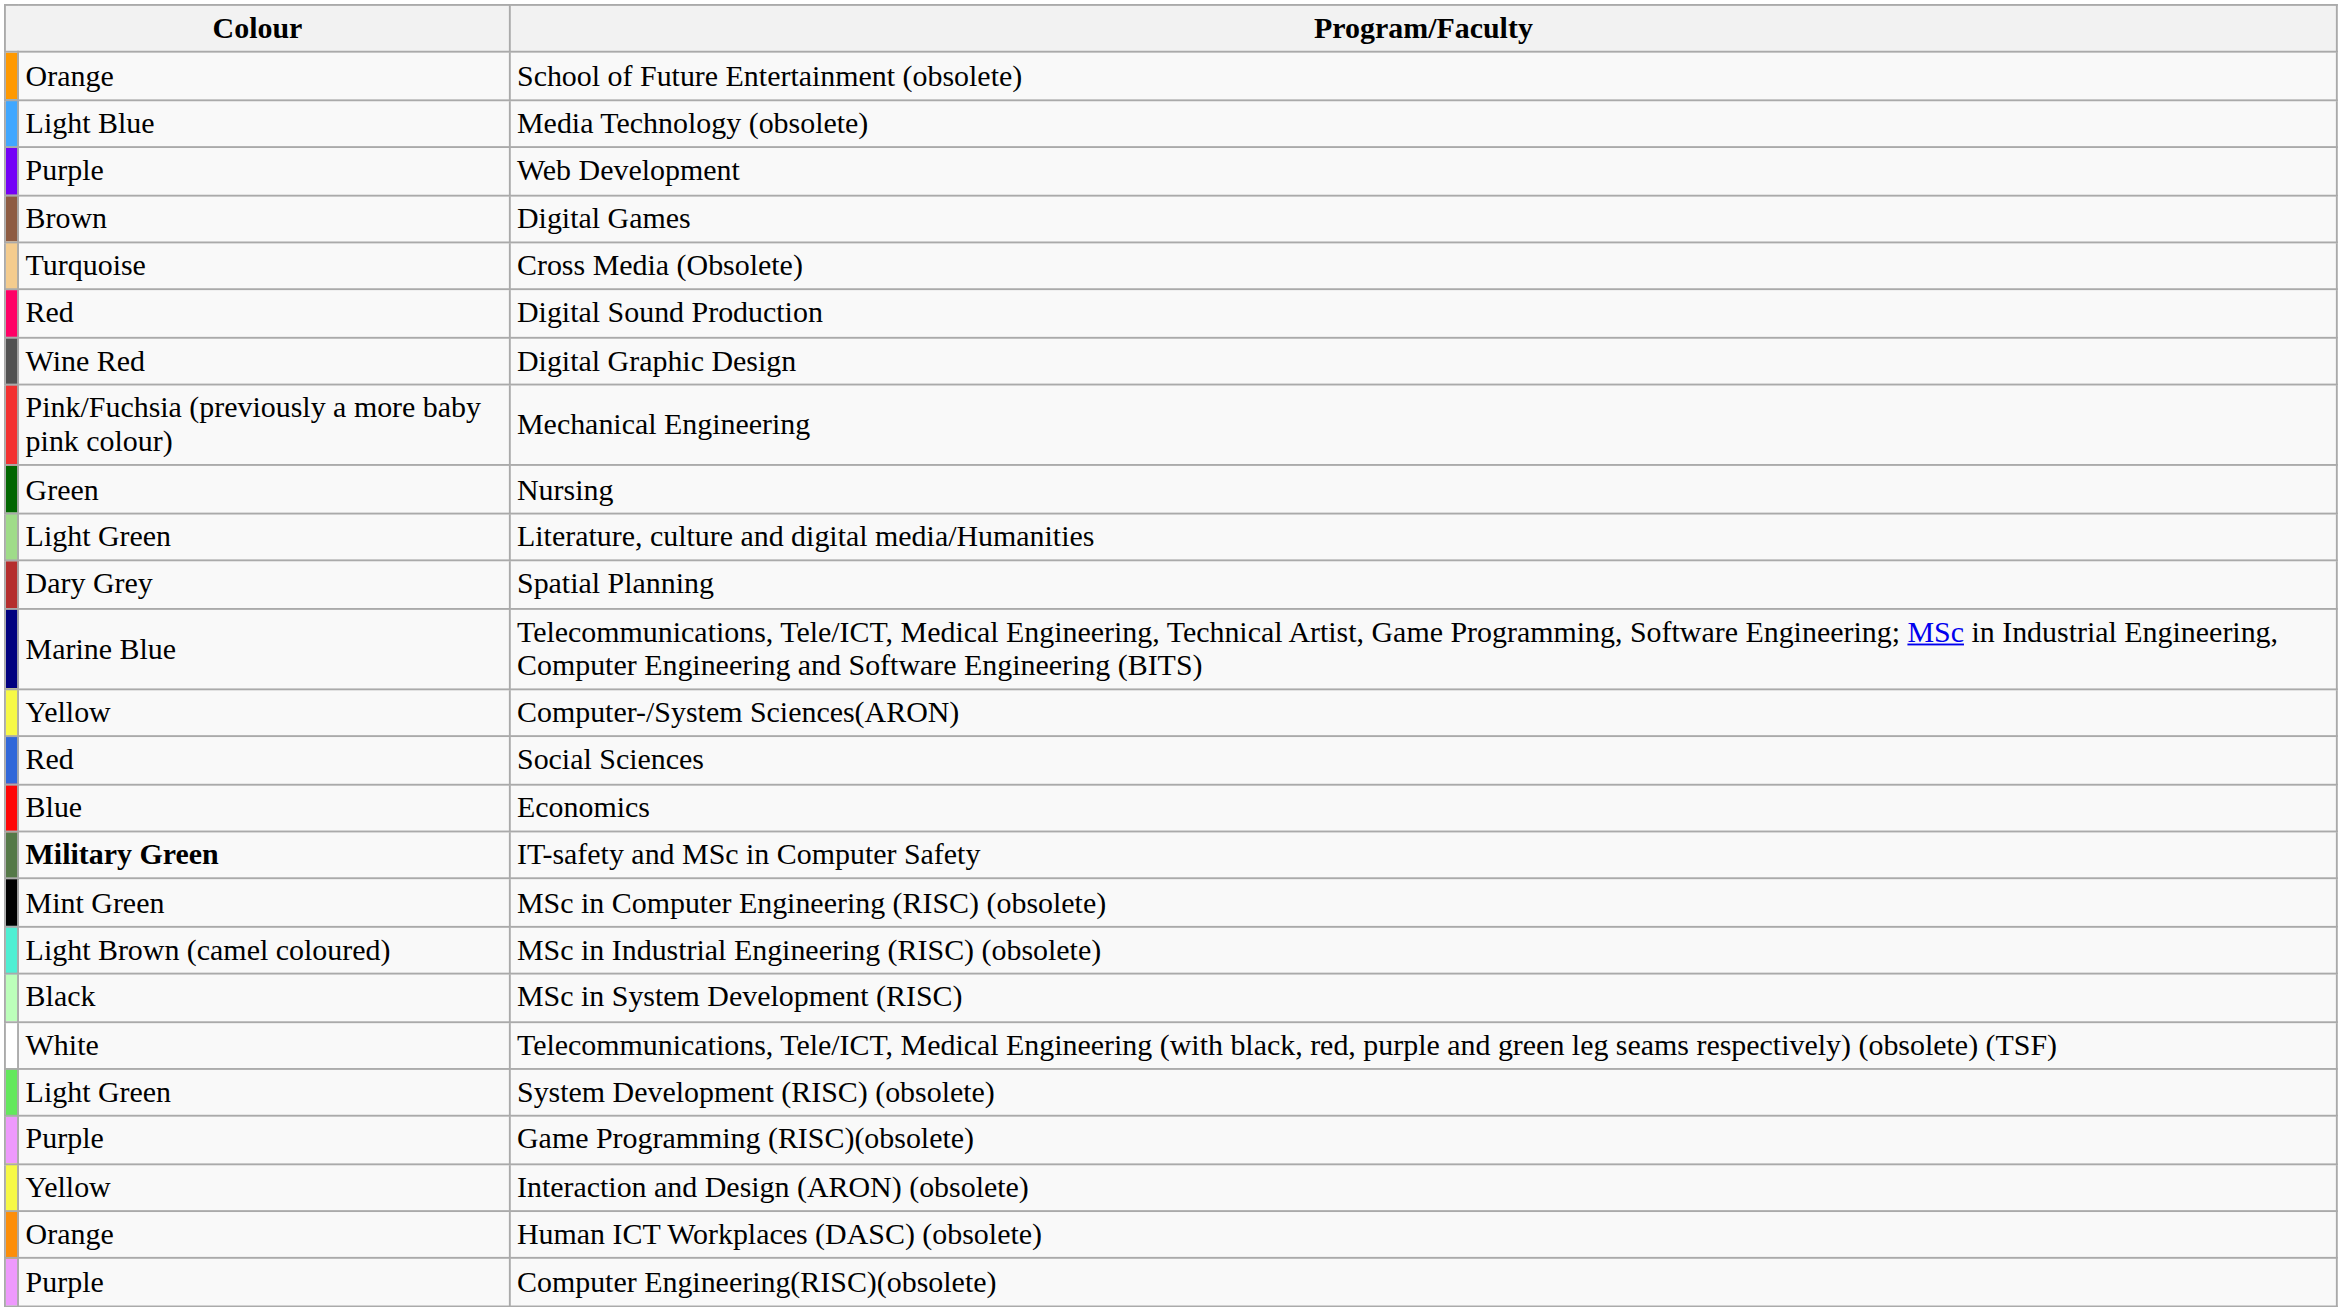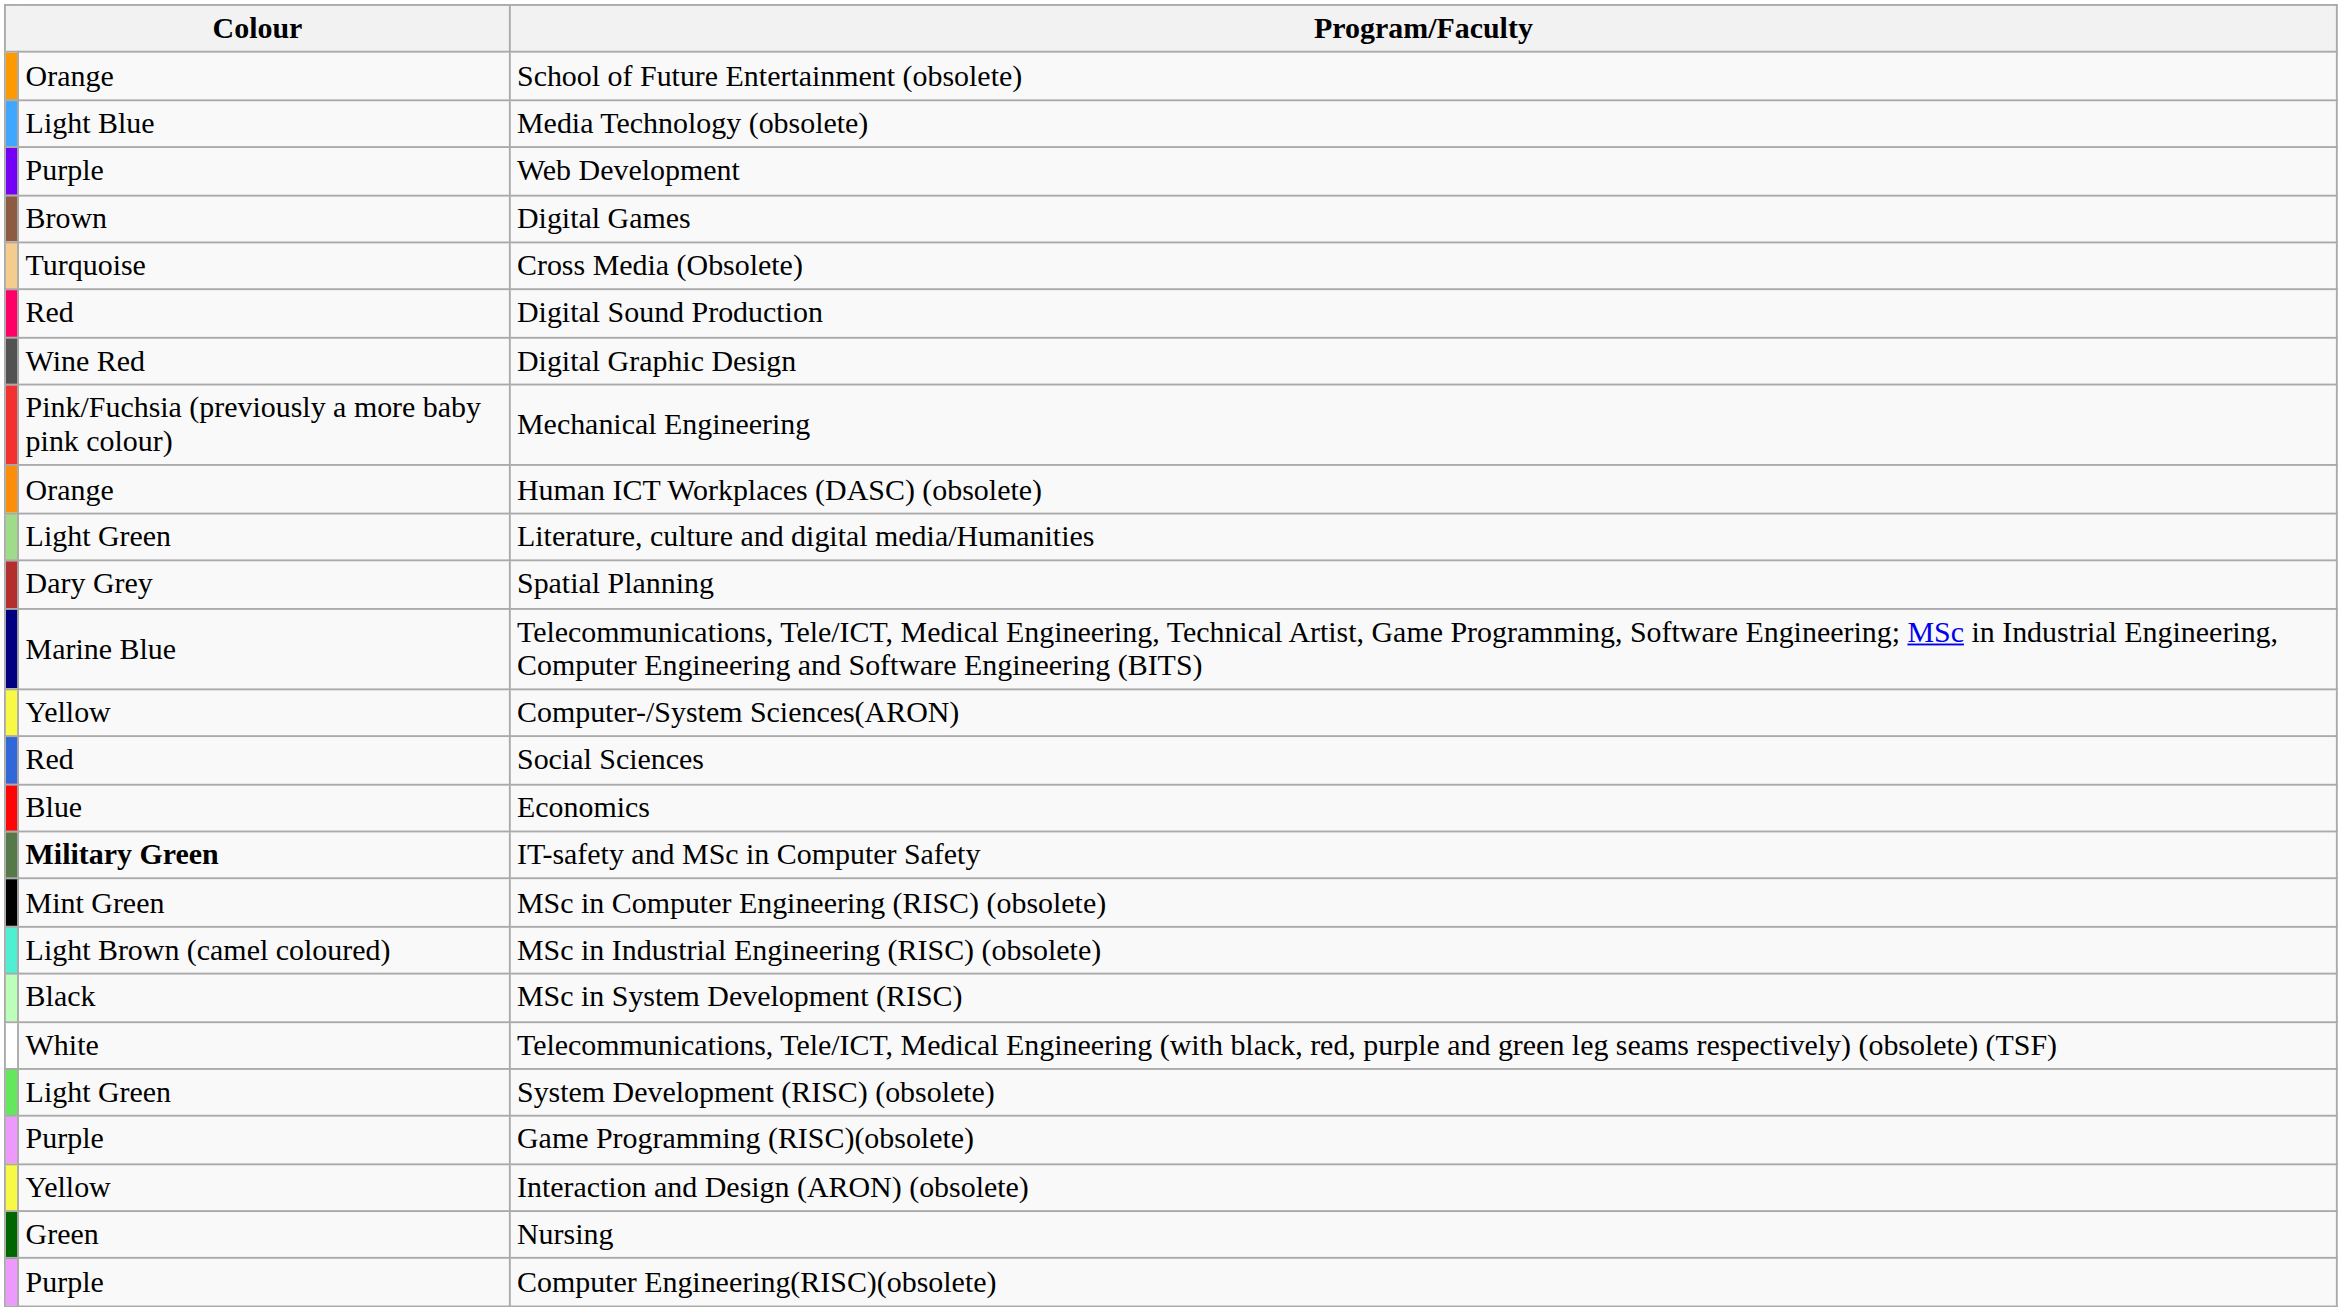rows swapped: (565, 488) <-> (779, 1234)
